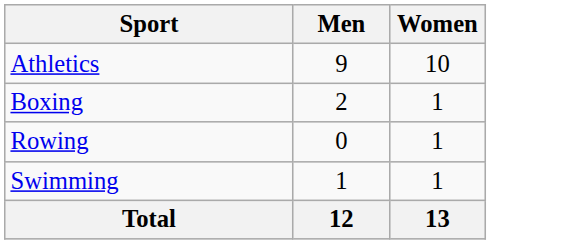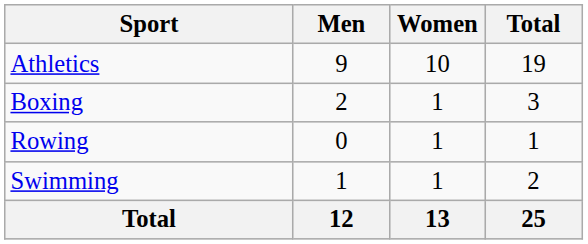+ column: (533, 24)
